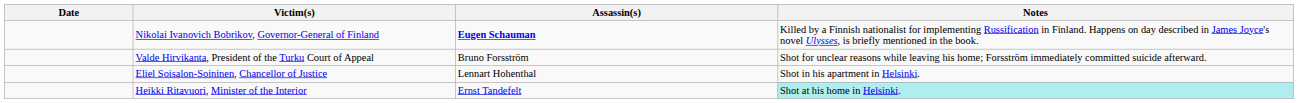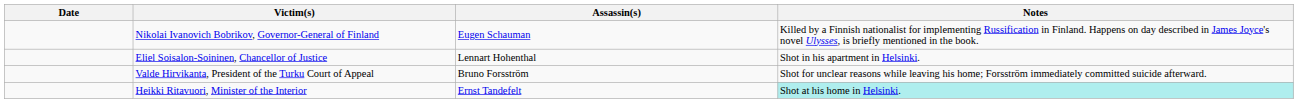(497, 35) bold -> (494, 35) normal
rows swapped: (231, 73) <-> (255, 57)
